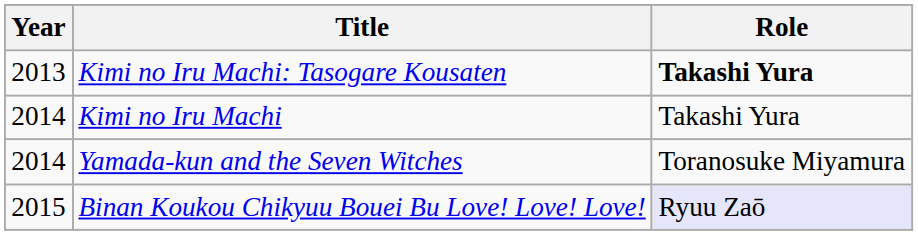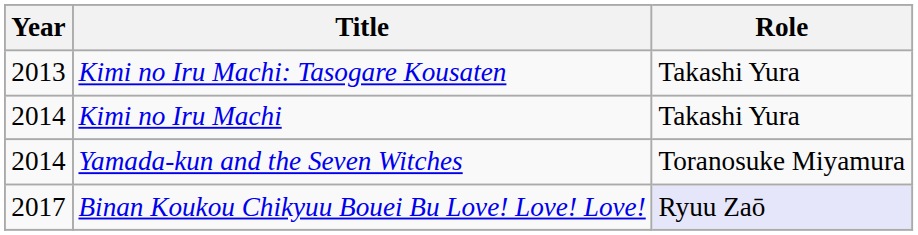(736, 72) bold -> (729, 72) normal
(39, 206) 2015 -> (39, 206) 2017
